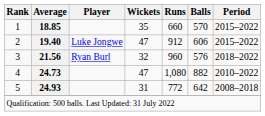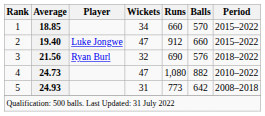(144, 27) 35 -> (144, 27) 34
(201, 42) 606 -> (201, 42) 660
(175, 57) 960 -> (175, 57) 690
(175, 88) 772 -> (175, 88) 773
